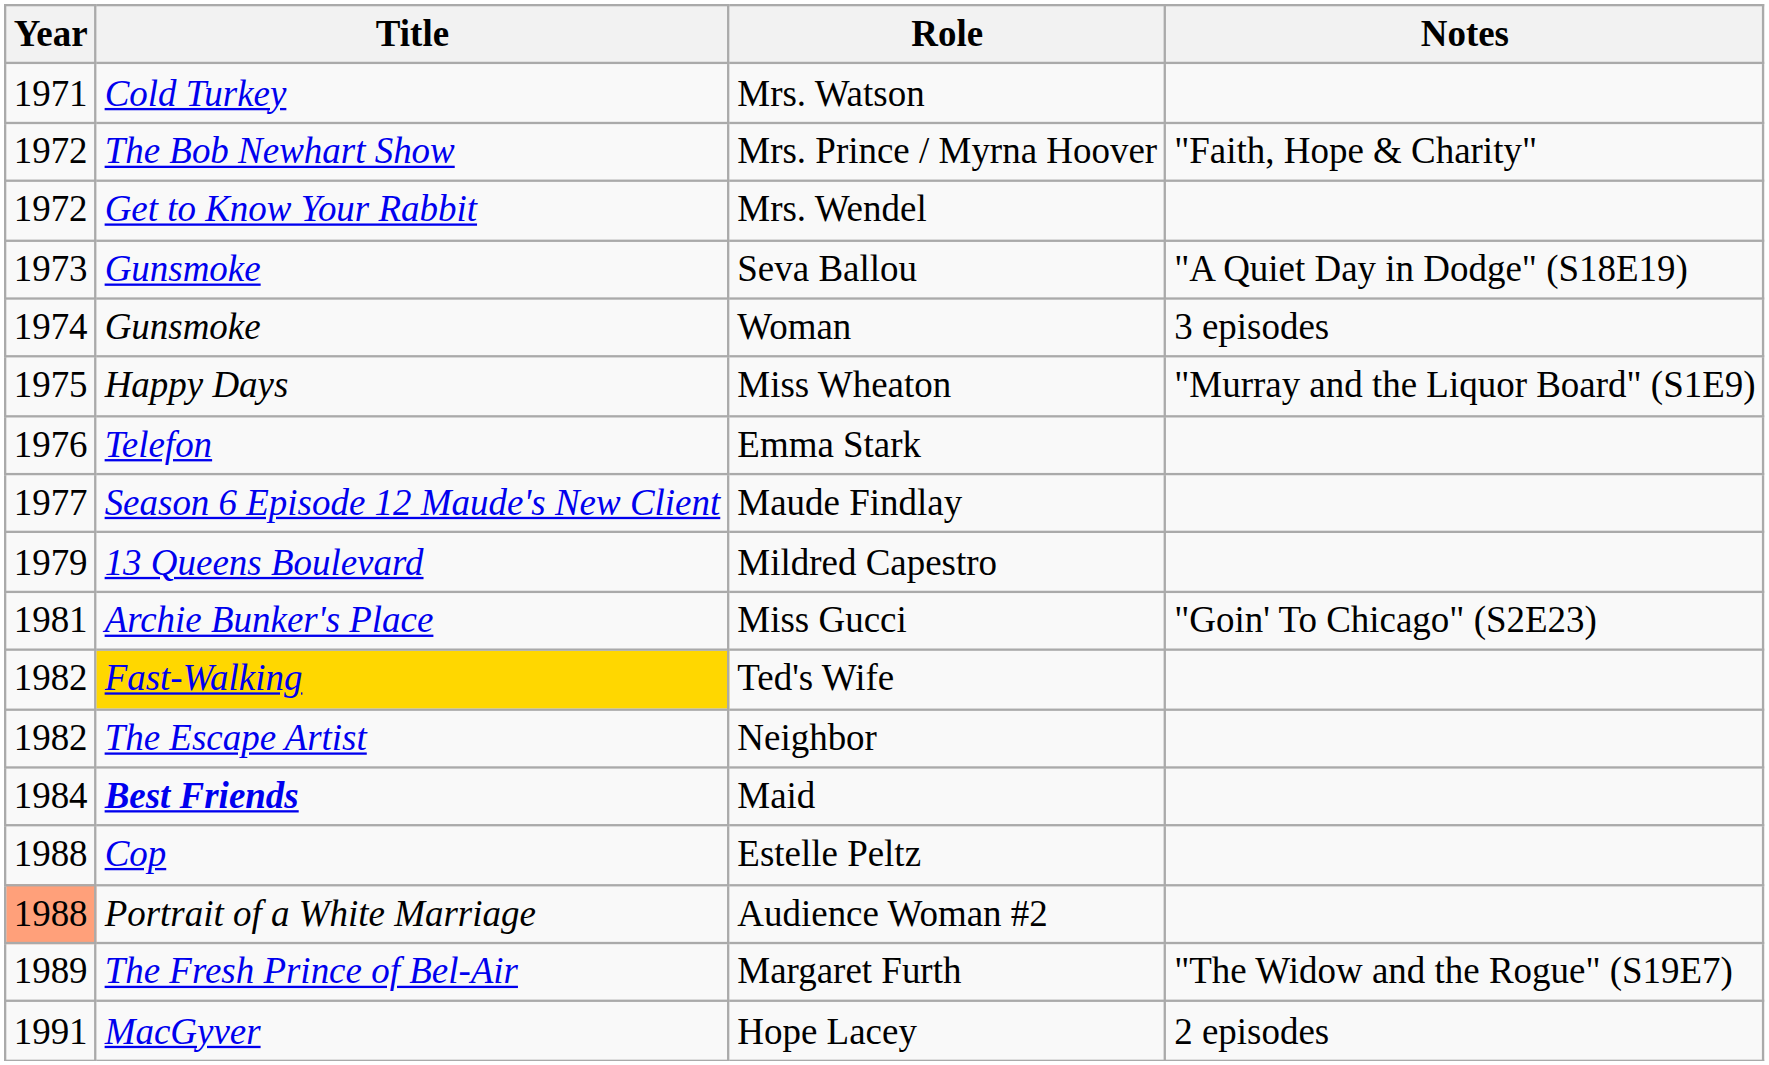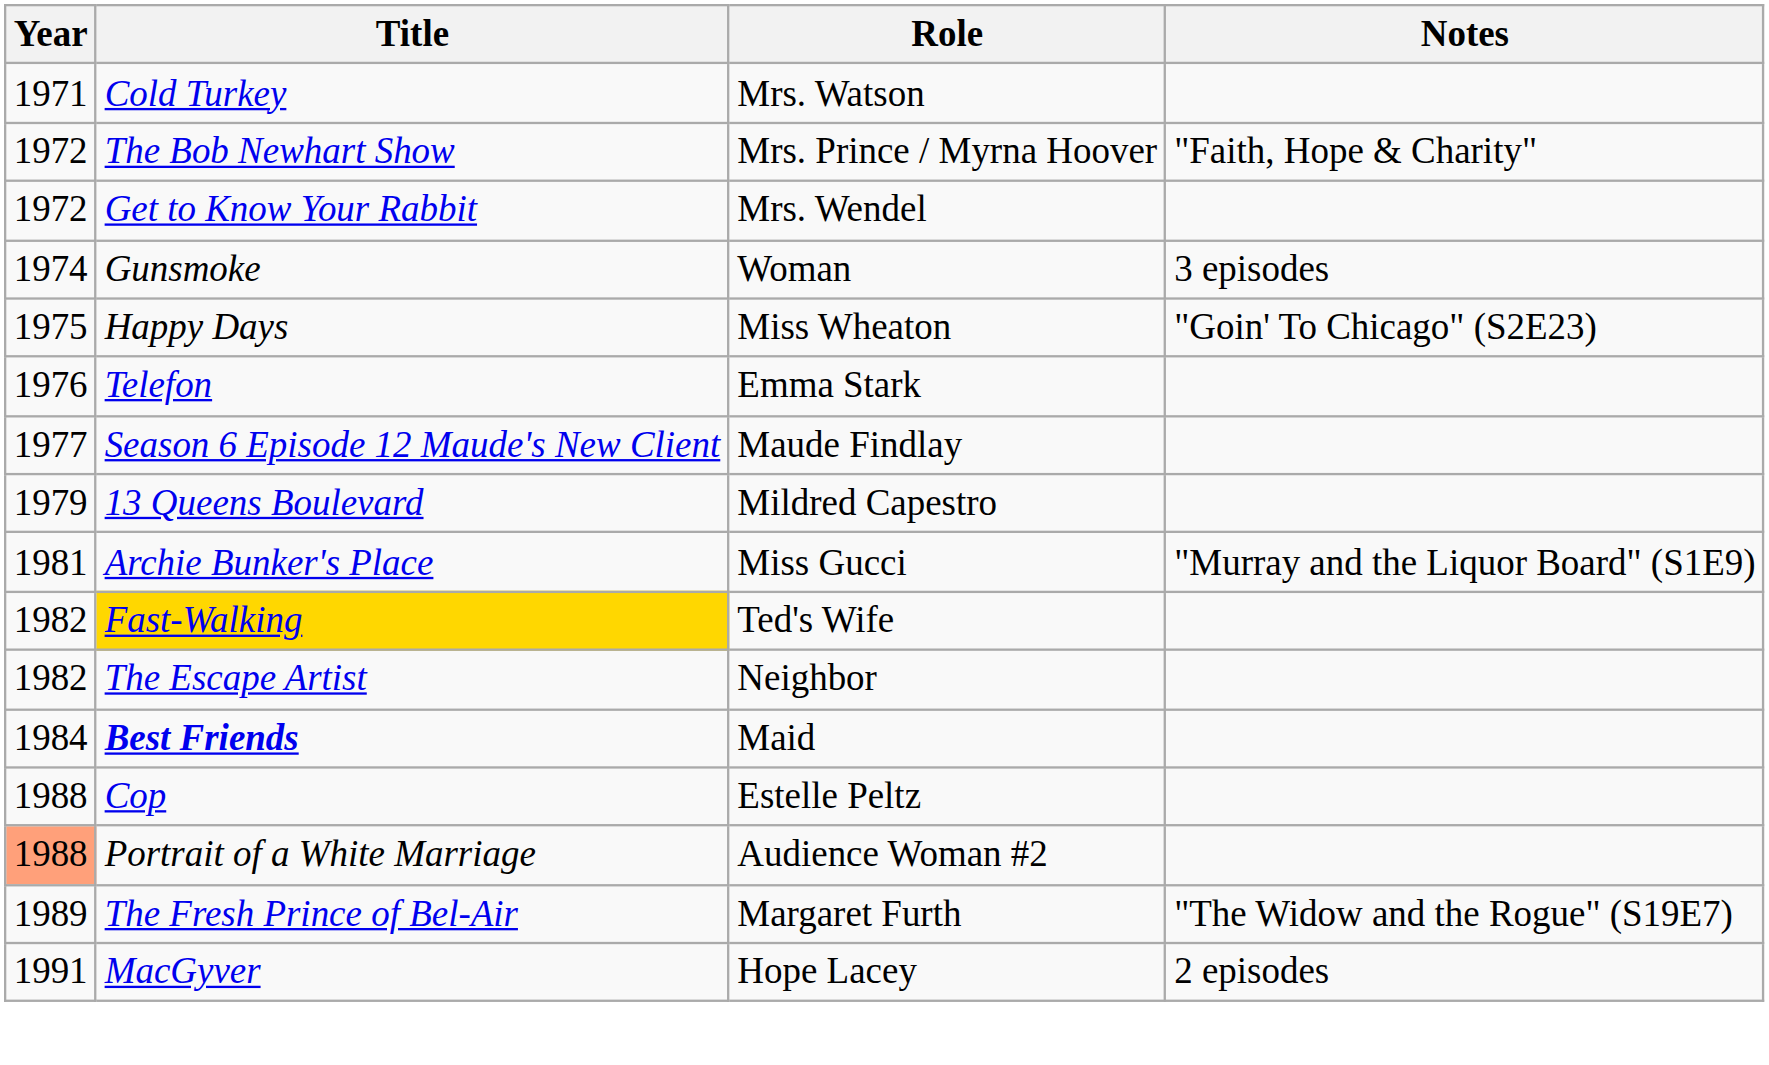- row: (827, 268)
(1465, 385) "Murray and the Liquor Board" (S1E9) -> (1386, 326) "Goin' To Chicago" (S2E23)
(1386, 619) "Goin' To Chicago" (S2E23) -> (1465, 561) "Murray and the Liquor Board" (S1E9)
